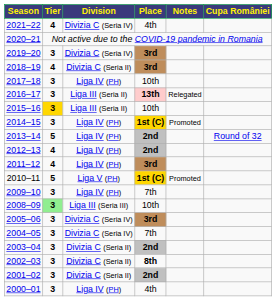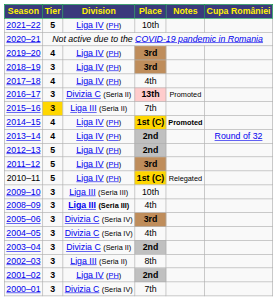(53, 26) 4 -> (53, 26) 5
(99, 26) Divizia C (Seria IV) -> (99, 26) Liga IV (PH)
(150, 26) 4th -> (150, 26) 10th
(53, 53) 3 -> (53, 53) 4
(99, 53) Divizia C (Seria IV) -> (99, 53) Liga IV (PH)
(53, 67) 4 -> (53, 67) 3
(99, 67) Divizia C (Seria II) -> (99, 67) Liga IV (PH)
(53, 81) 3 -> (53, 81) 4
(150, 81) 10th -> (150, 81) 4th
(99, 95) Liga III (Seria II) -> (99, 95) Divizia C (Seria II)
(185, 96) Relegated -> (185, 96) Promoted
(150, 109) 10th -> (150, 109) 7th
(53, 123) 3 -> (53, 123) 4
(185, 123) normal -> (185, 123) bold
(53, 137) 5 -> (53, 137) 4
(53, 150) 4 -> (53, 150) 5
(53, 164) 4 -> (53, 164) 5
(99, 178) Liga V (PH) -> (99, 178) Liga IV (PH)
(185, 179) Promoted -> (185, 179) Relegated
(99, 192) Liga IV (PH) -> (99, 192) Liga III (Seria III)
(150, 192) 7th -> (150, 192) 10th
(53, 206) lightgreen background -> (53, 206) no background
(99, 206) normal -> (99, 206) bold
(150, 206) 10th -> (150, 206) 4th
(150, 234) 7th -> (150, 234) 4th
(99, 261) Divizia C (Seria II) -> (99, 261) Liga III (Seria II)
(150, 261) bold -> (150, 261) normal
(99, 275) Divizia C (Seria II) -> (99, 275) Liga IV (PH)
(99, 289) Liga IV (PH) -> (99, 289) Divizia C (Seria IV)
(150, 289) 4th -> (150, 289) 7th
